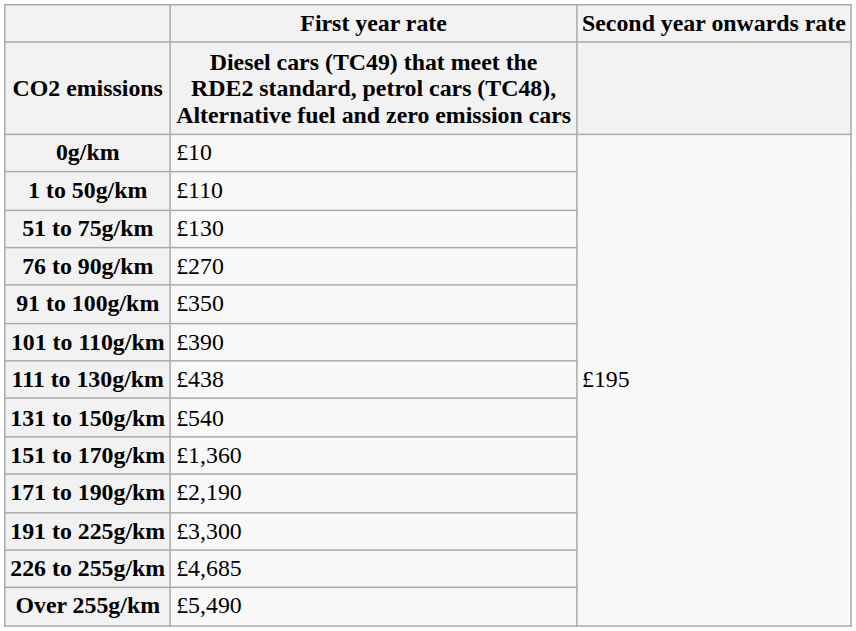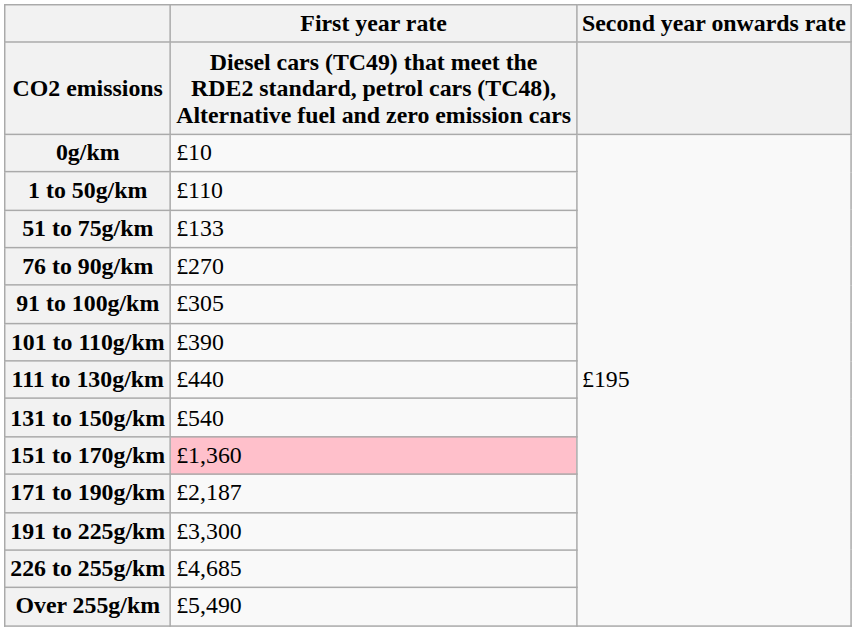(200, 228) £130 -> (200, 228) £133
(200, 303) £350 -> (200, 303) £305
(200, 379) £438 -> (200, 379) £440
(209, 455) no background -> (209, 455) pink background
(209, 492) £2,190 -> (209, 492) £2,187
